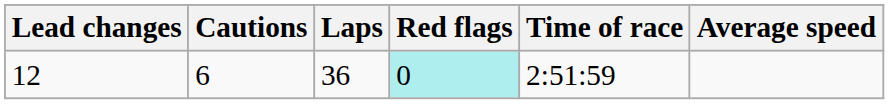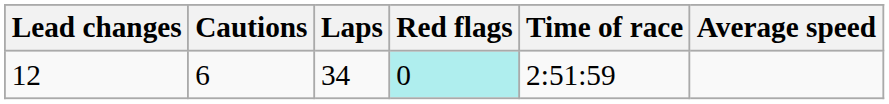(336, 74) 36 -> (336, 74) 34
